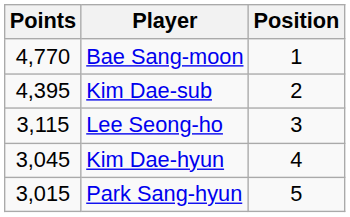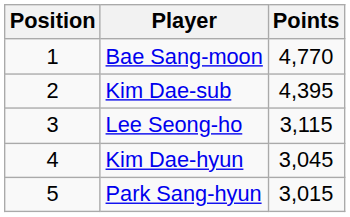columns swapped: (296, 21) <-> (43, 21)
